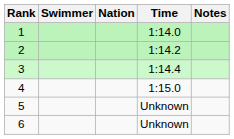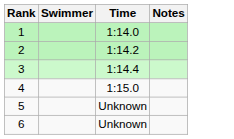- column: (116, 13)
